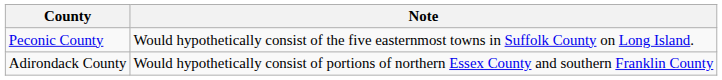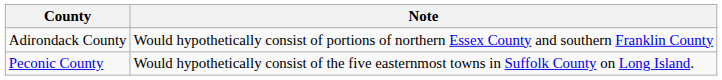rows swapped: (68, 63) <-> (56, 39)
